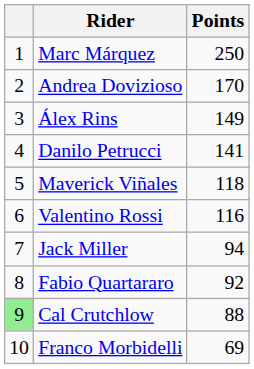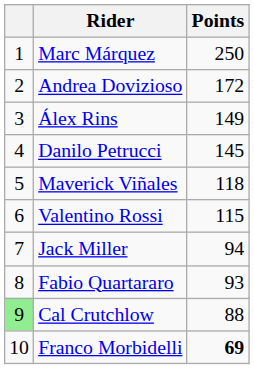(229, 86) 170 -> (229, 86) 172
(229, 151) 141 -> (229, 151) 145
(230, 216) 116 -> (230, 216) 115
(234, 281) 92 -> (234, 281) 93
(234, 346) normal -> (234, 346) bold
